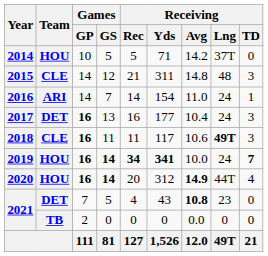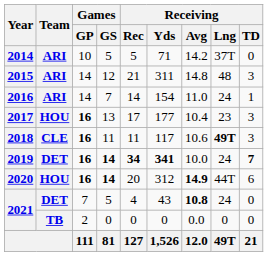(55, 55) HOU -> (55, 55) ARI
(55, 76) CLE -> (55, 76) ARI
(55, 117) DET -> (55, 117) HOU
(133, 117) 16 -> (133, 117) 17
(225, 117) 24 -> (225, 117) 23
(55, 158) HOU -> (55, 158) DET
(251, 179) 4 -> (251, 179) 6
(225, 199) 23 -> (225, 199) 24
